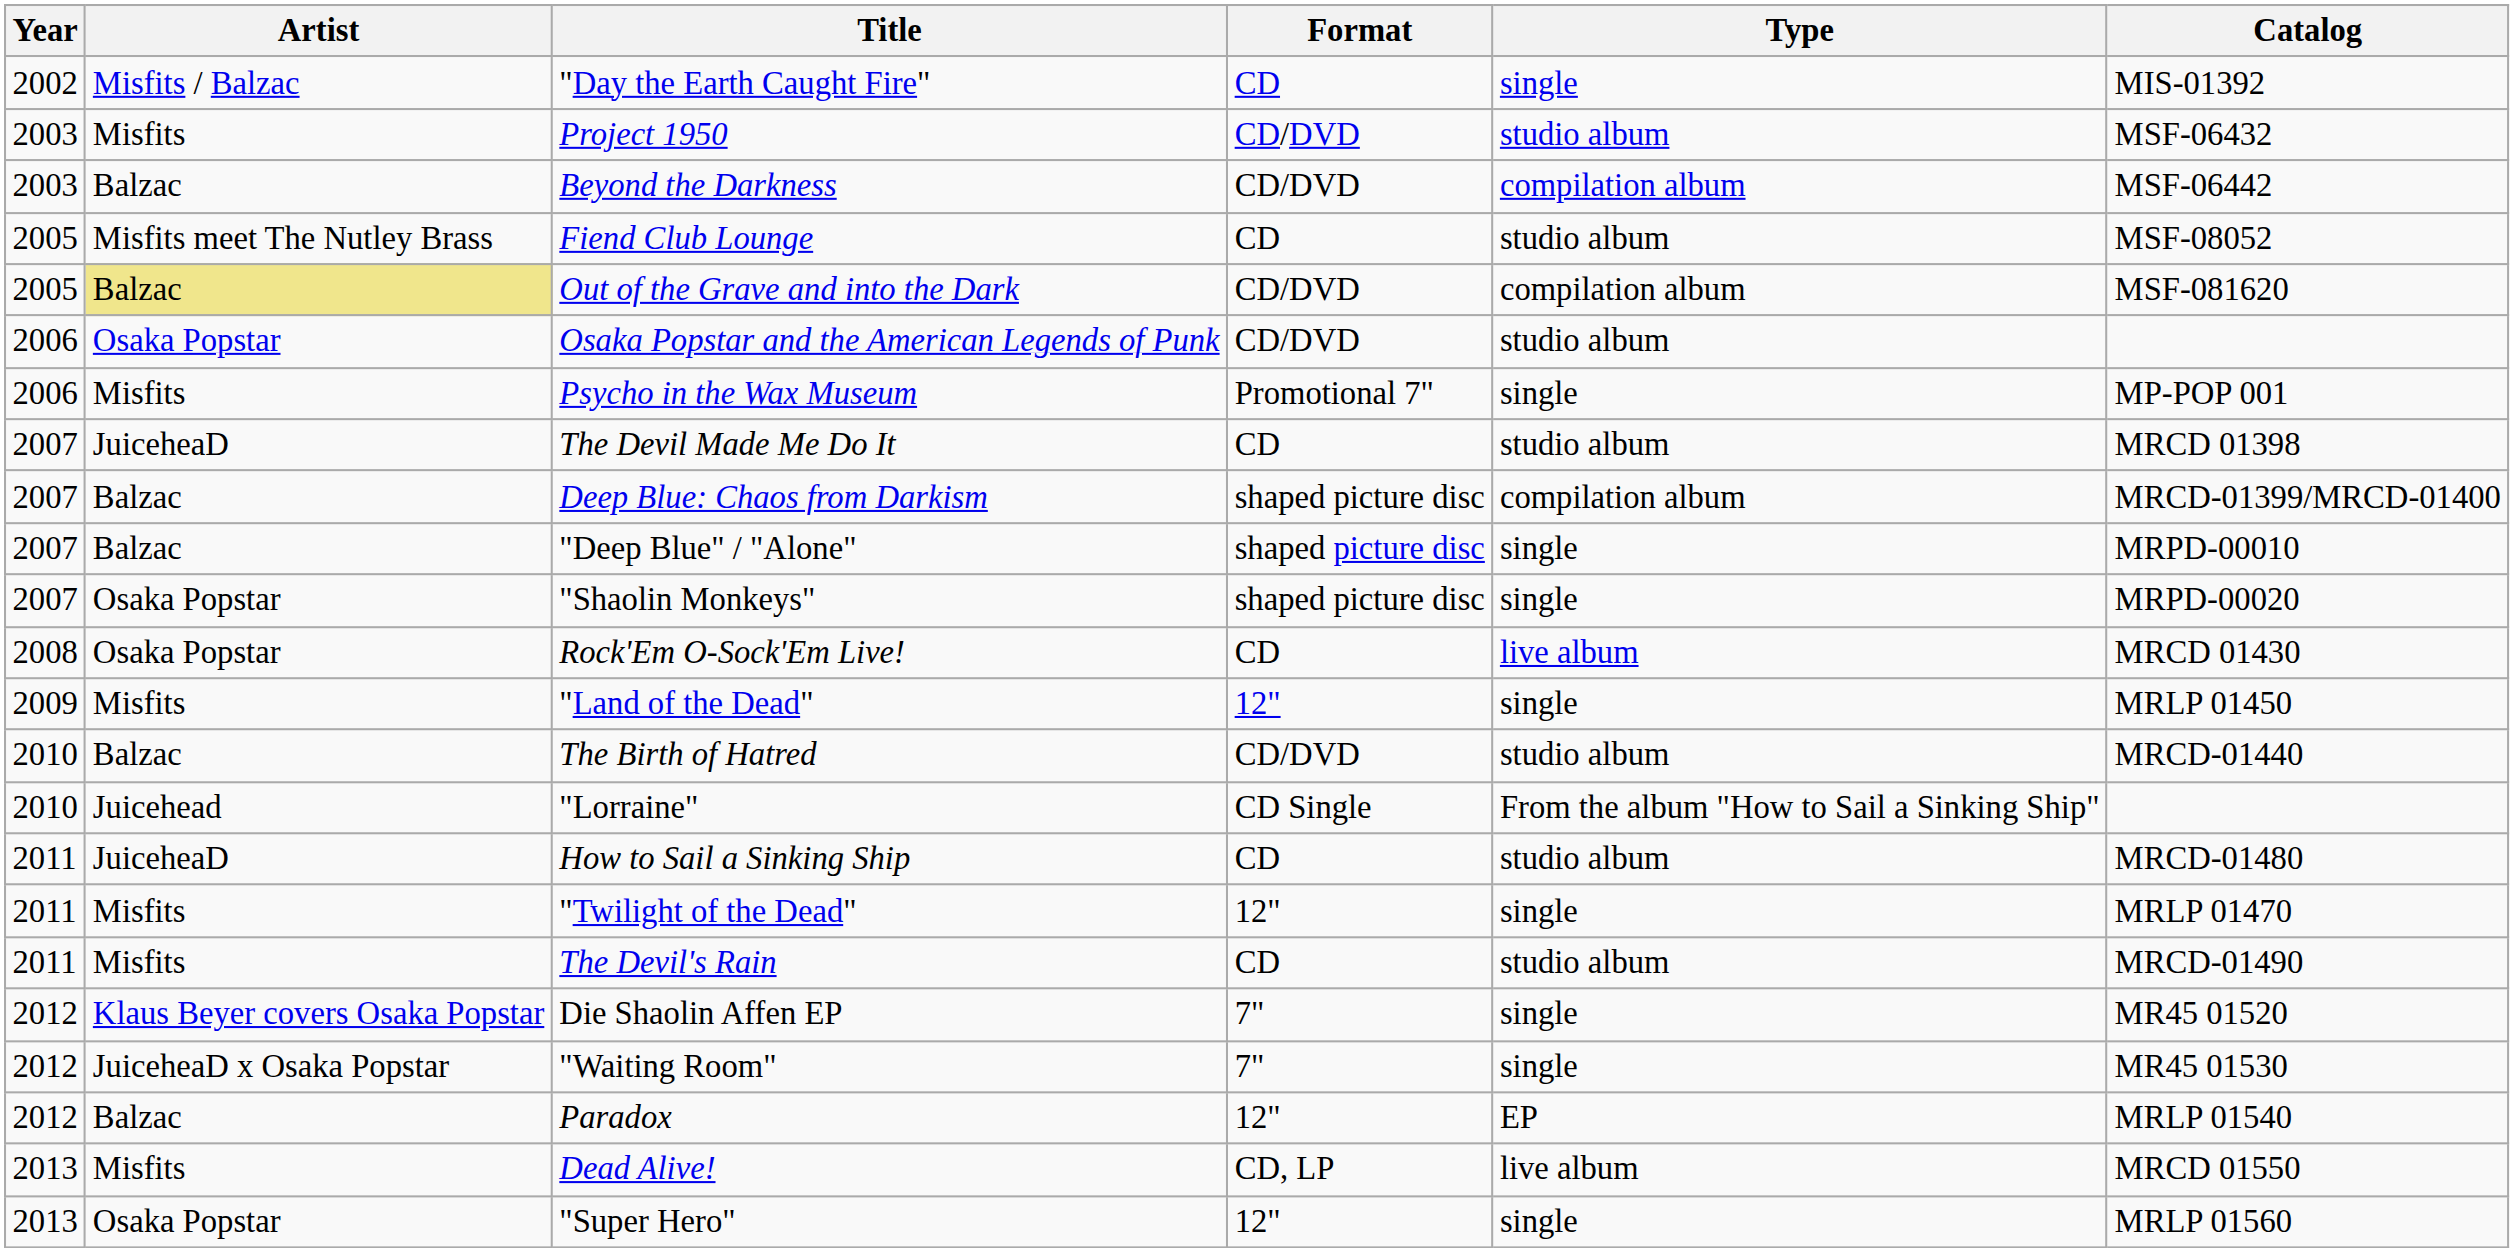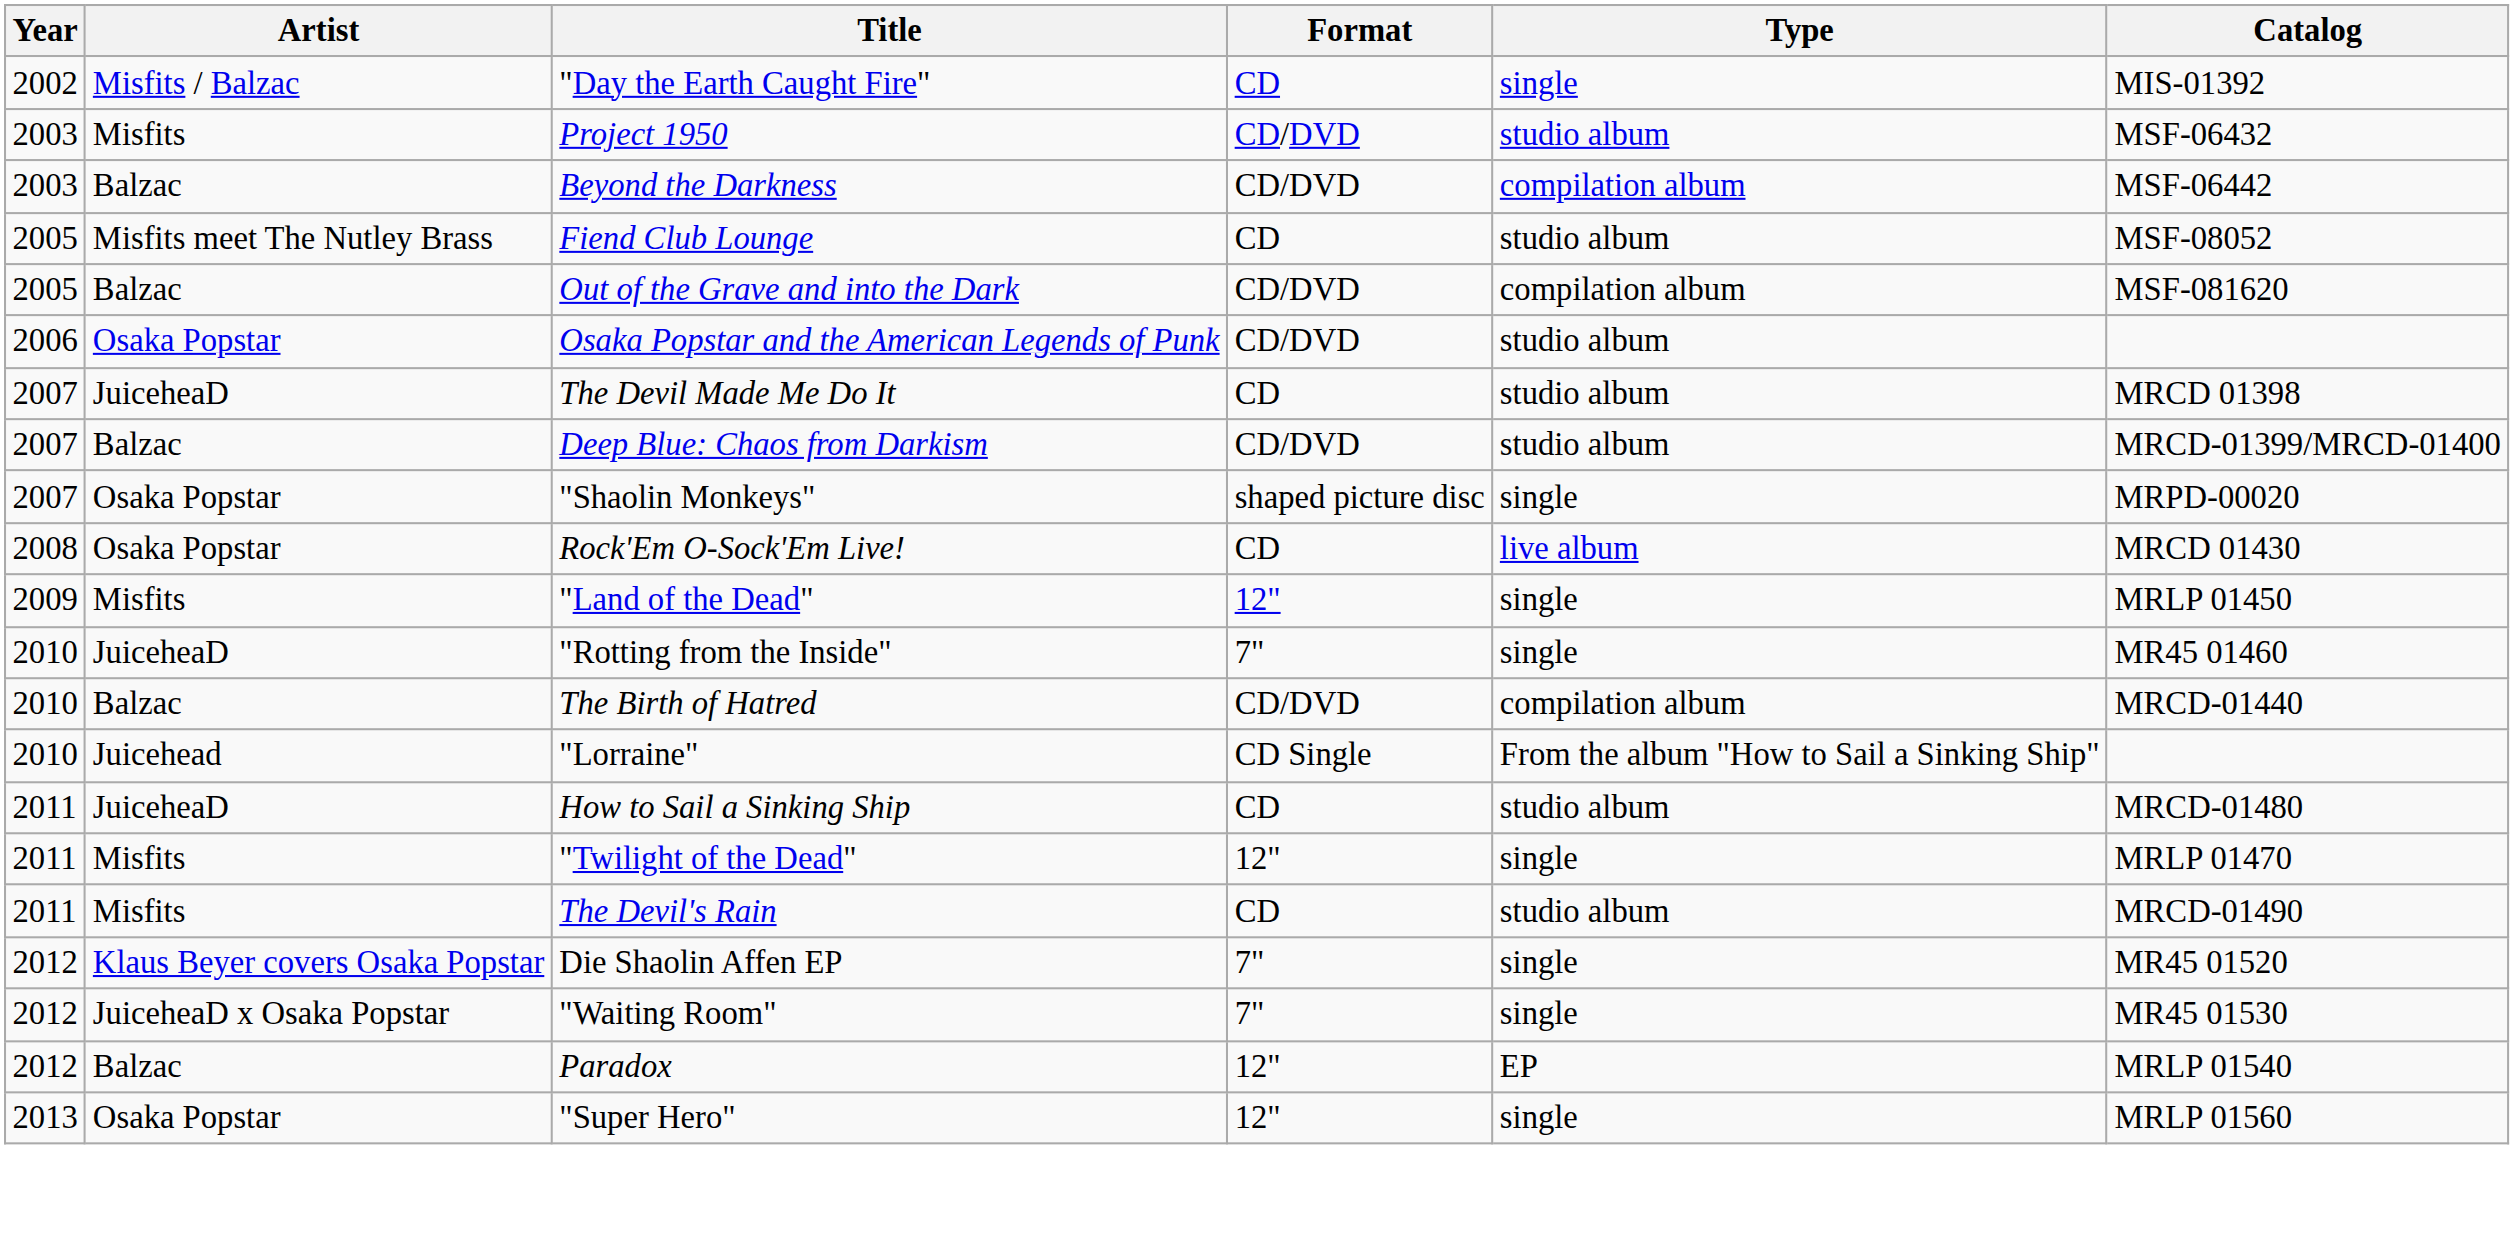(137, 289) khaki background -> (137, 289) no background
- row: (738, 392)
(1360, 496) shaped picture disc -> (1297, 444) CD/DVD
(1623, 496) compilation album -> (1585, 444) studio album
- row: (708, 548)
+ row: (725, 651)
(1585, 755) studio album -> (1623, 703) compilation album
- row: (637, 1169)
